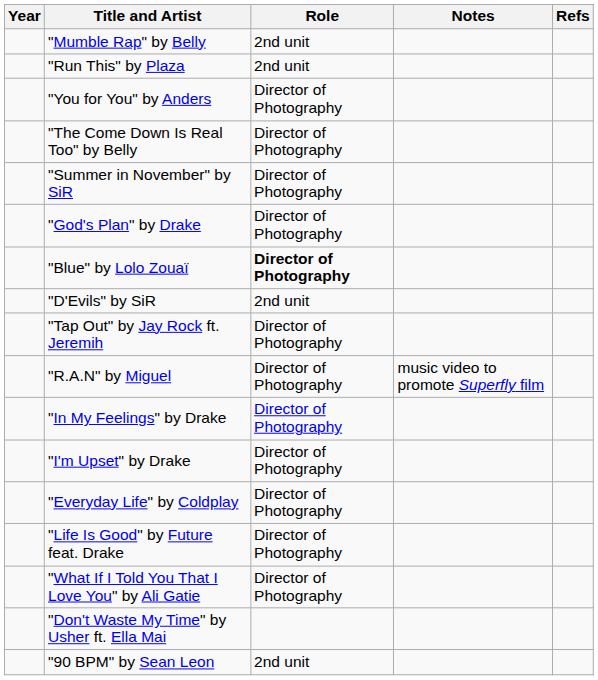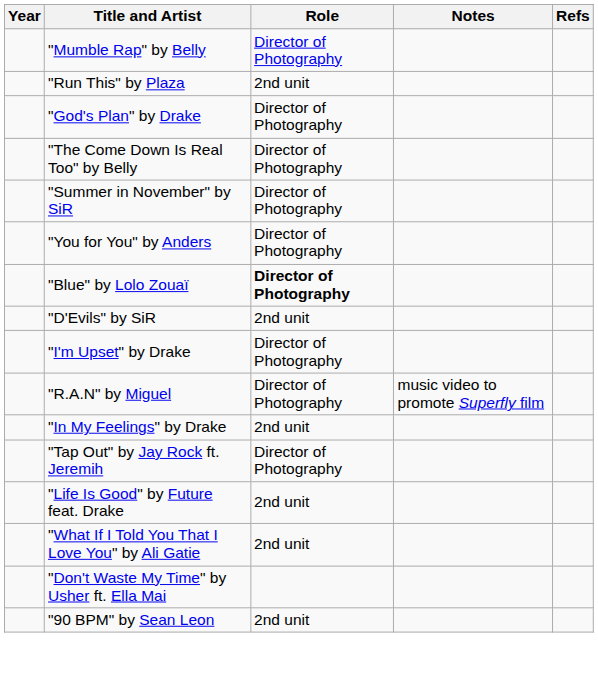(282, 41) 2nd unit -> (298, 50) Director of Photography
rows swapped: (130, 99) <-> (124, 225)
rows swapped: (119, 460) <-> (134, 334)
(298, 418) Director of Photography -> (282, 427) 2nd unit
- row: (143, 502)
(298, 544) Director of Photography -> (282, 502) 2nd unit
(298, 586) Director of Photography -> (282, 544) 2nd unit
